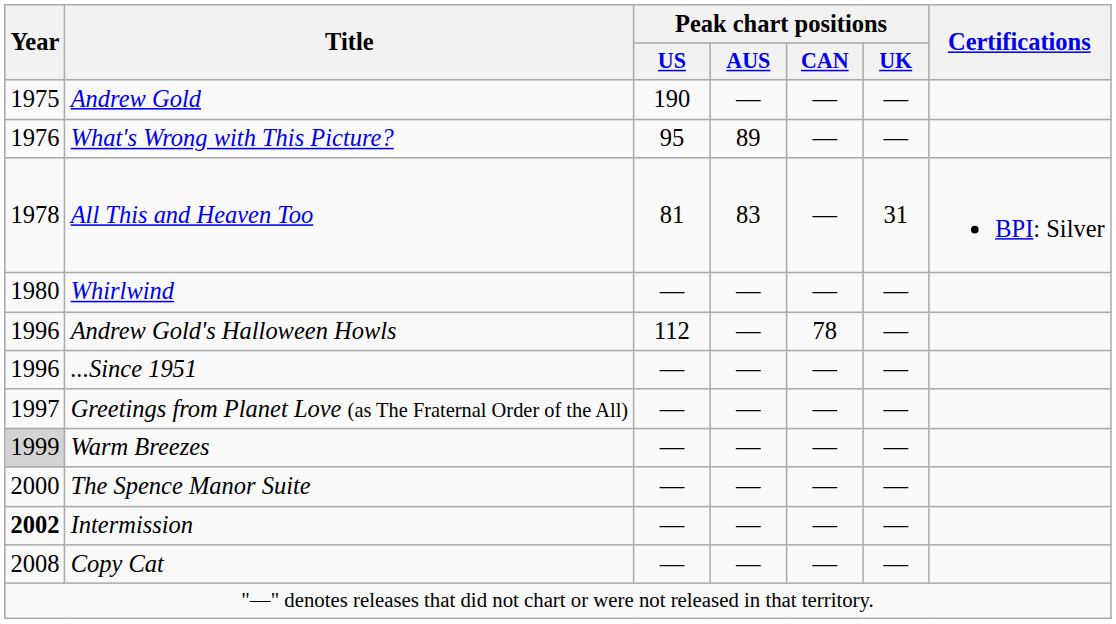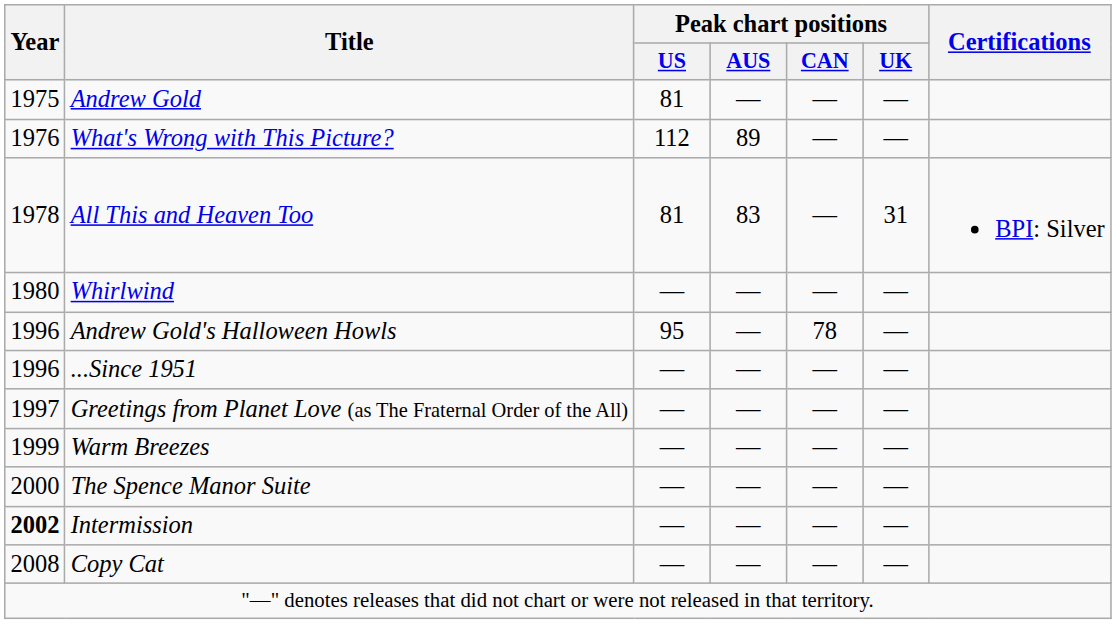(672, 99) 190 -> (672, 99) 81
(672, 137) 95 -> (672, 137) 112
(672, 330) 112 -> (672, 330) 95
(35, 447) lightgrey background -> (35, 447) no background
